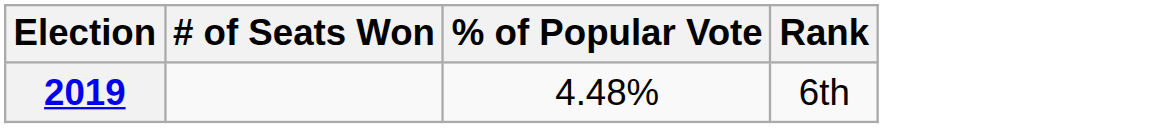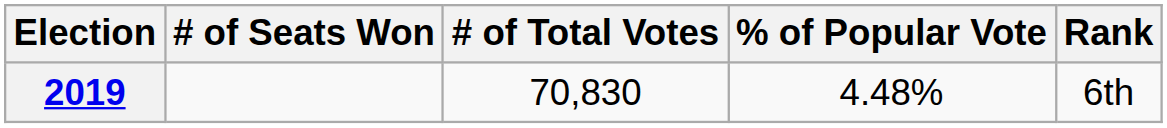+ column: (586, 33)
